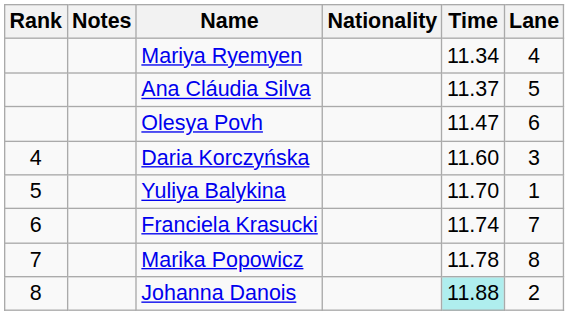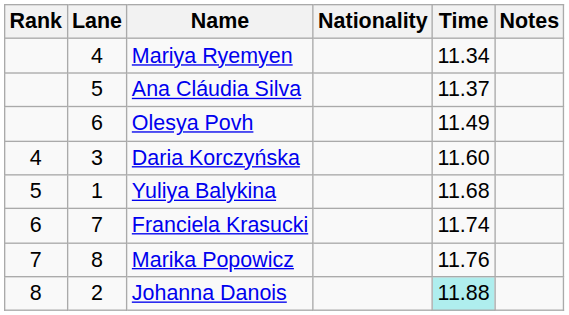columns swapped: (534, 21) <-> (102, 21)
(473, 123) 11.47 -> (464, 123) 11.49
(473, 191) 11.70 -> (464, 191) 11.68
(473, 259) 11.78 -> (464, 259) 11.76
